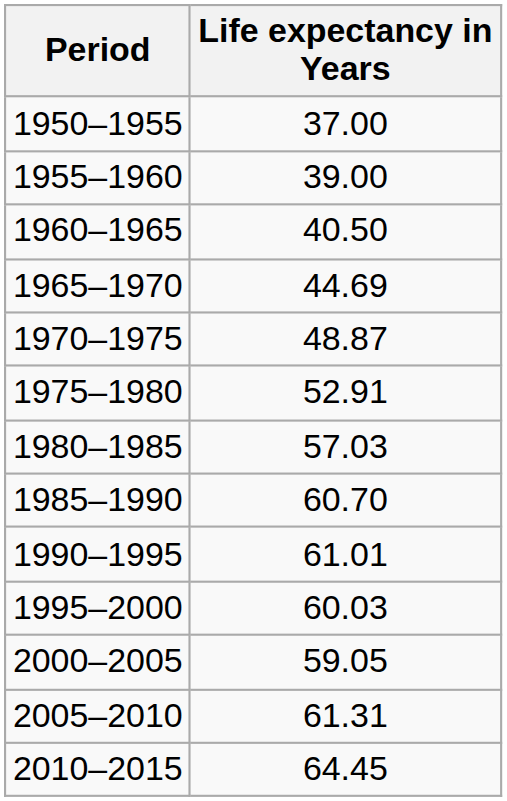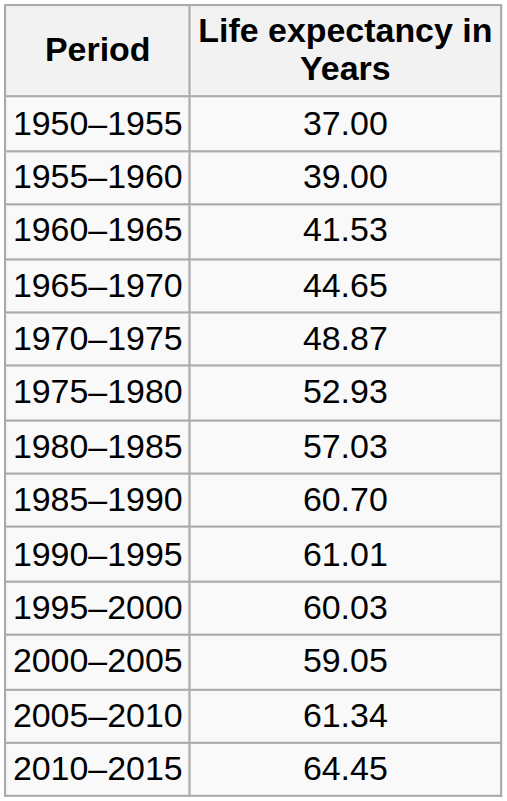(345, 230) 40.50 -> (345, 230) 41.53
(345, 284) 44.69 -> (345, 284) 44.65
(345, 392) 52.91 -> (345, 392) 52.93
(345, 715) 61.31 -> (345, 715) 61.34
